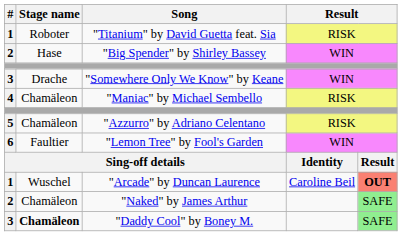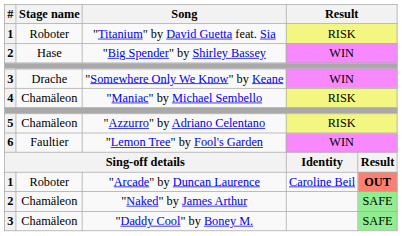(49, 181) Wuschel -> (49, 181) Roboter
(49, 221) bold -> (49, 221) normal
